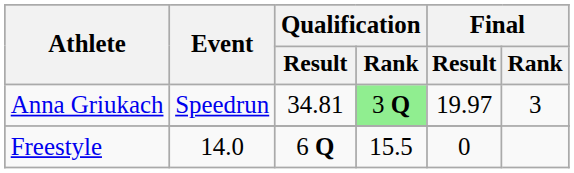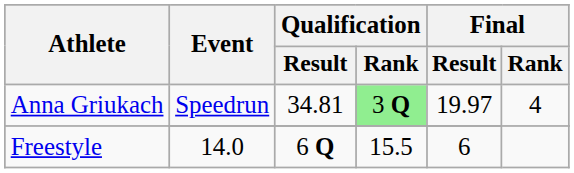(535, 105) 3 -> (535, 105) 4
(464, 146) 0 -> (464, 146) 6
